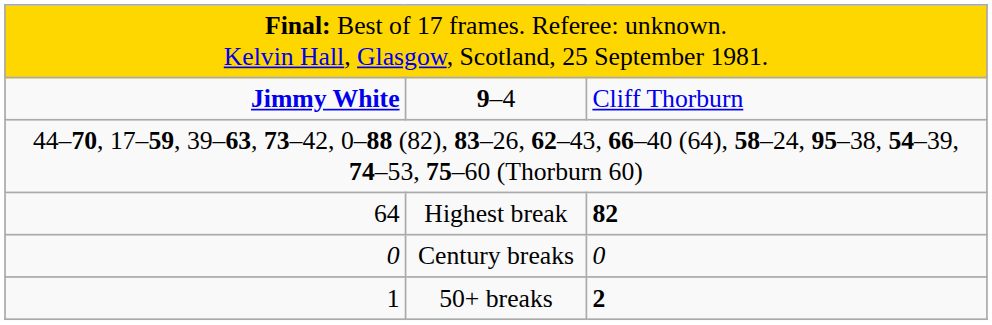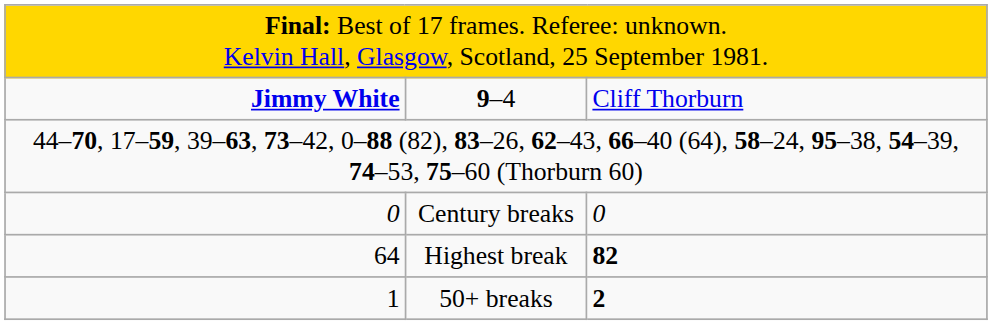rows swapped: (496, 213) <-> (496, 256)
